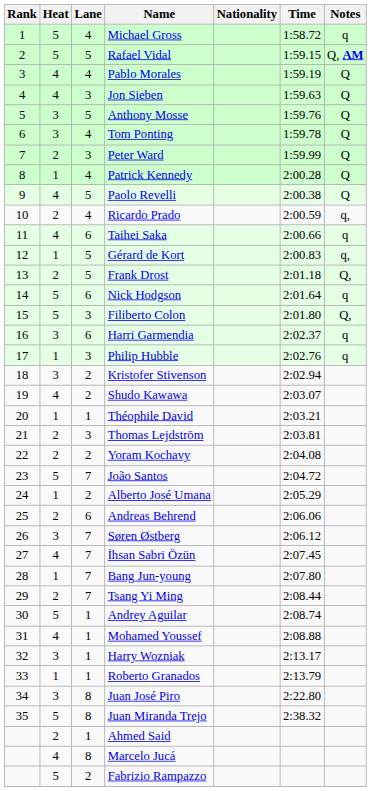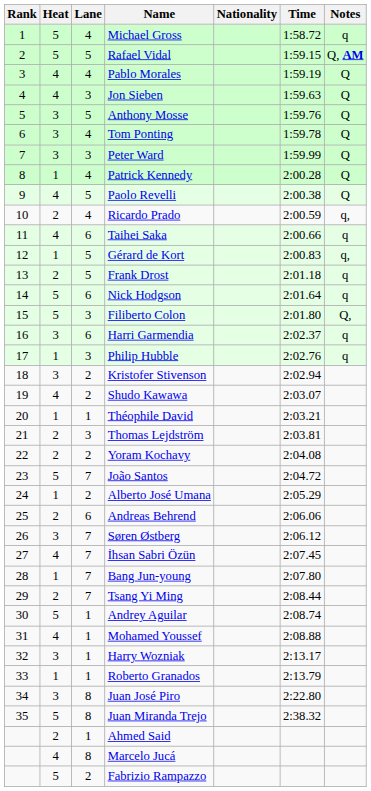(56, 154) 2 -> (56, 154) 3
(345, 275) Q, -> (345, 275) q
